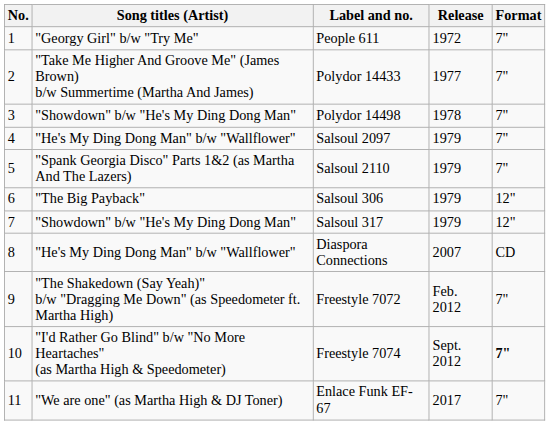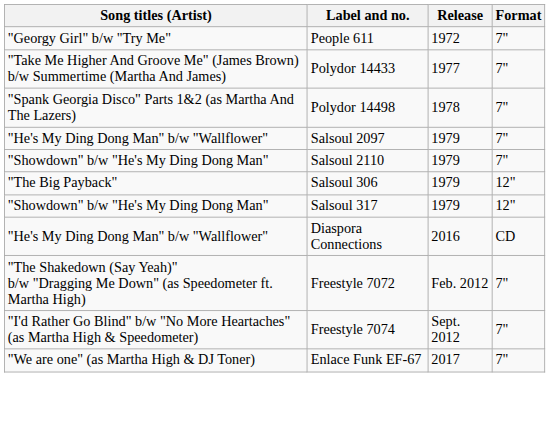- column: (18, 15)
(166, 115) "Showdown" b/w "He's My Ding Dong Man" -> (151, 107) "Spank Georgia Disco" Parts 1&2 (as Martha And The Lazers)
(165, 168) "Spank Georgia Disco" Parts 1&2 (as Martha And The Lazers) -> (138, 160) "Showdown" b/w "He's My Ding Dong Man"
(447, 252) 2007 -> (446, 236) 2016
(503, 353) bold -> (502, 329) normal
